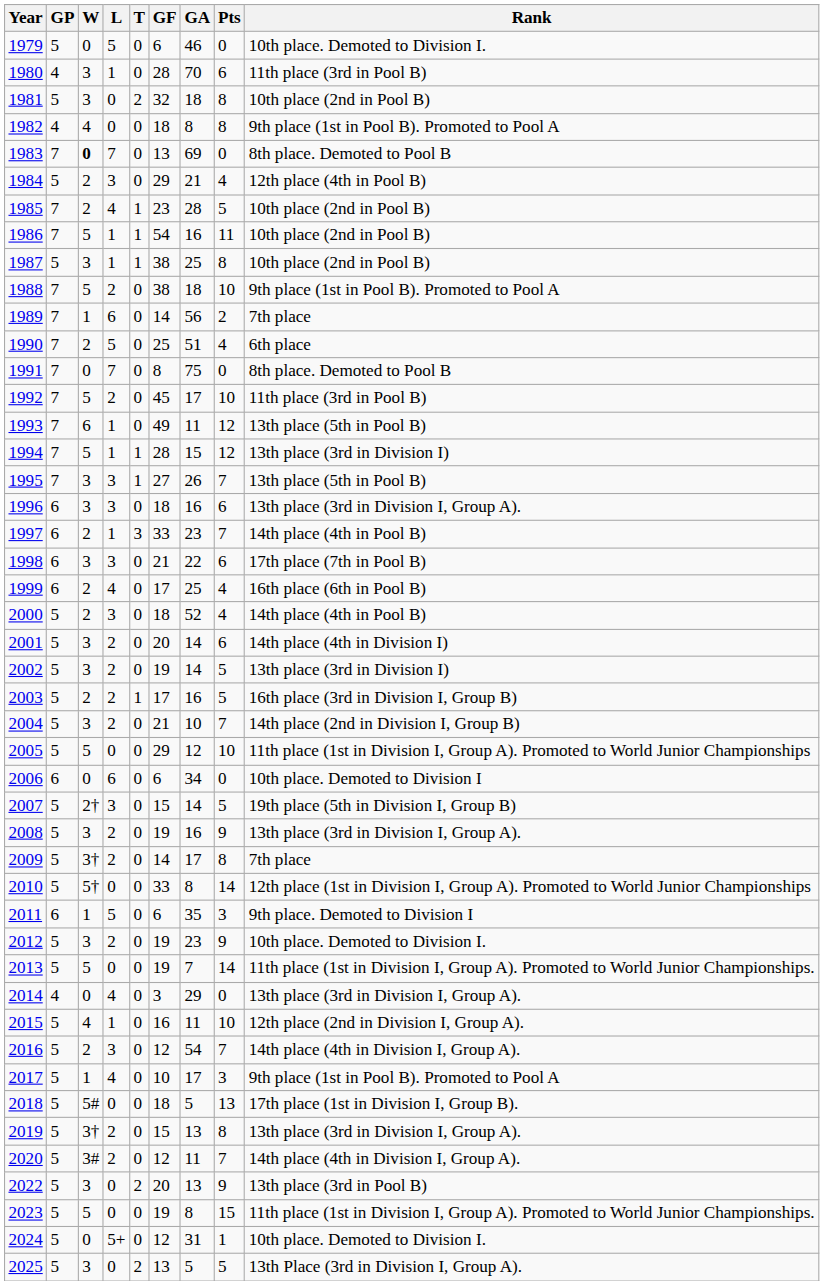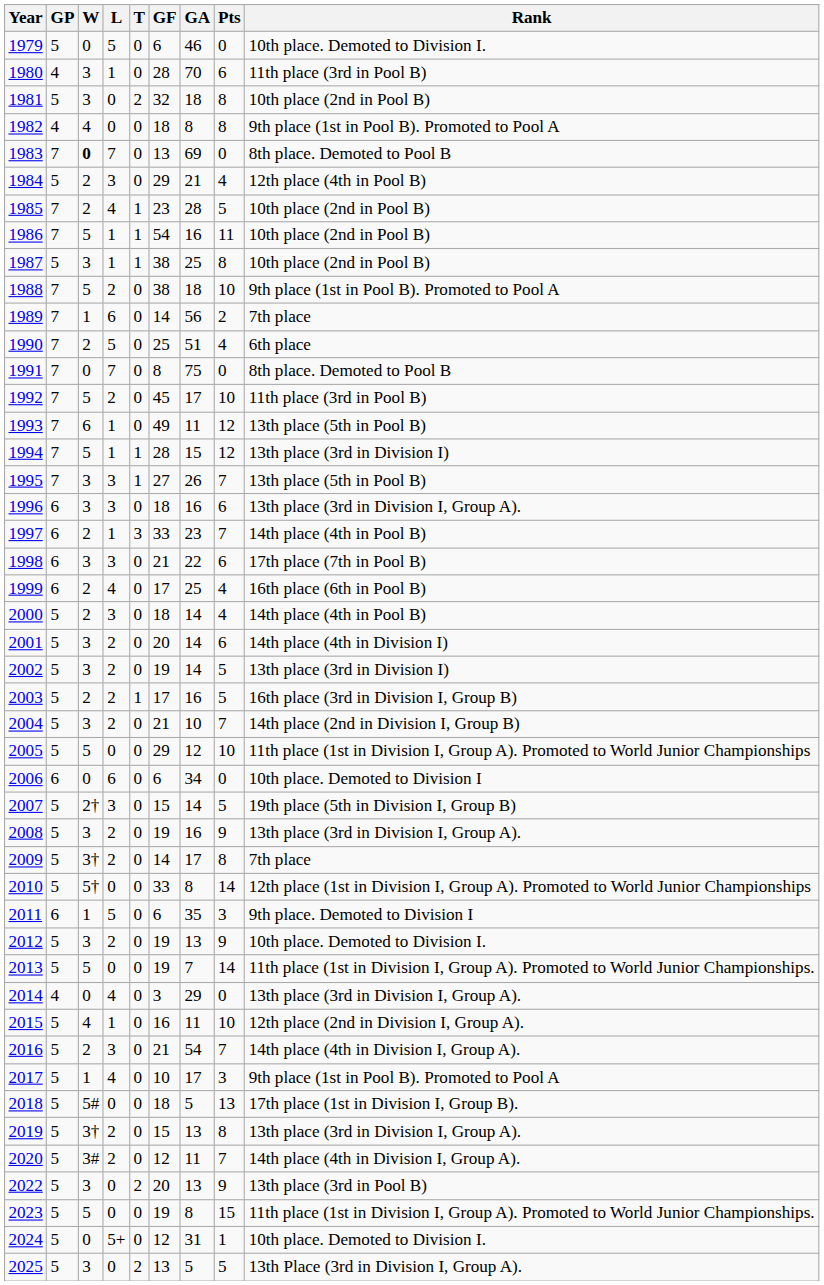(193, 615) 52 -> (193, 615) 14
(193, 941) 23 -> (193, 941) 13
(161, 1049) 12 -> (161, 1049) 21
